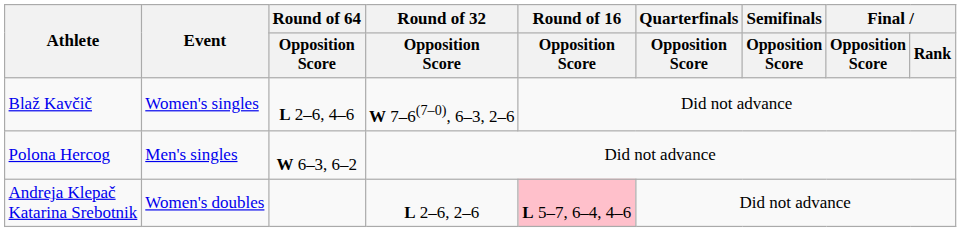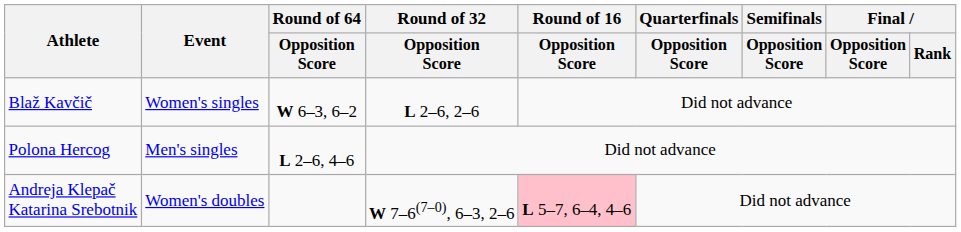(317, 114) L 2–6, 4–6 -> (317, 112) W 6–3, 6–2
(442, 114) W 7–6(7–0), 6–3, 2–6 -> (442, 112) L 2–6, 2–6
(317, 164) W 6–3, 6–2 -> (317, 160) L 2–6, 4–6
(442, 213) L 2–6, 2–6 -> (442, 210) W 7–6(7–0), 6–3, 2–6
